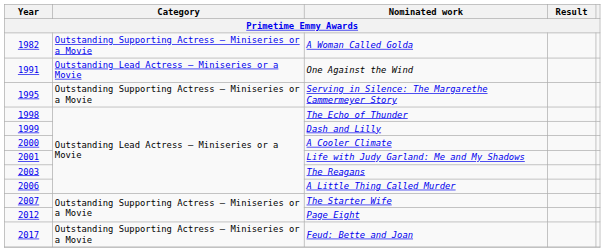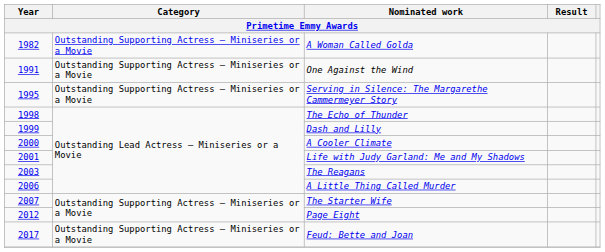(167, 70) Outstanding Lead Actress – Miniseries or a Movie -> (177, 70) Outstanding Supporting Actress – Miniseries or a Movie
